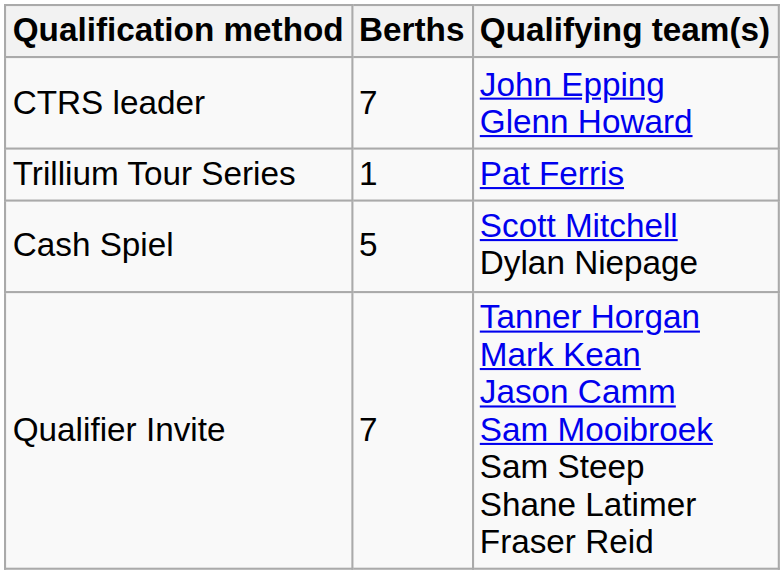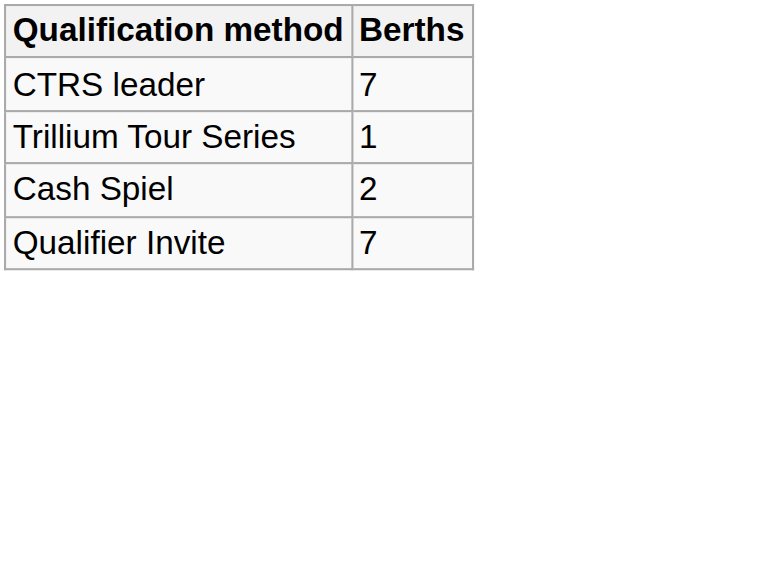- column: (625, 30)
(368, 245) 5 -> (368, 189) 2
